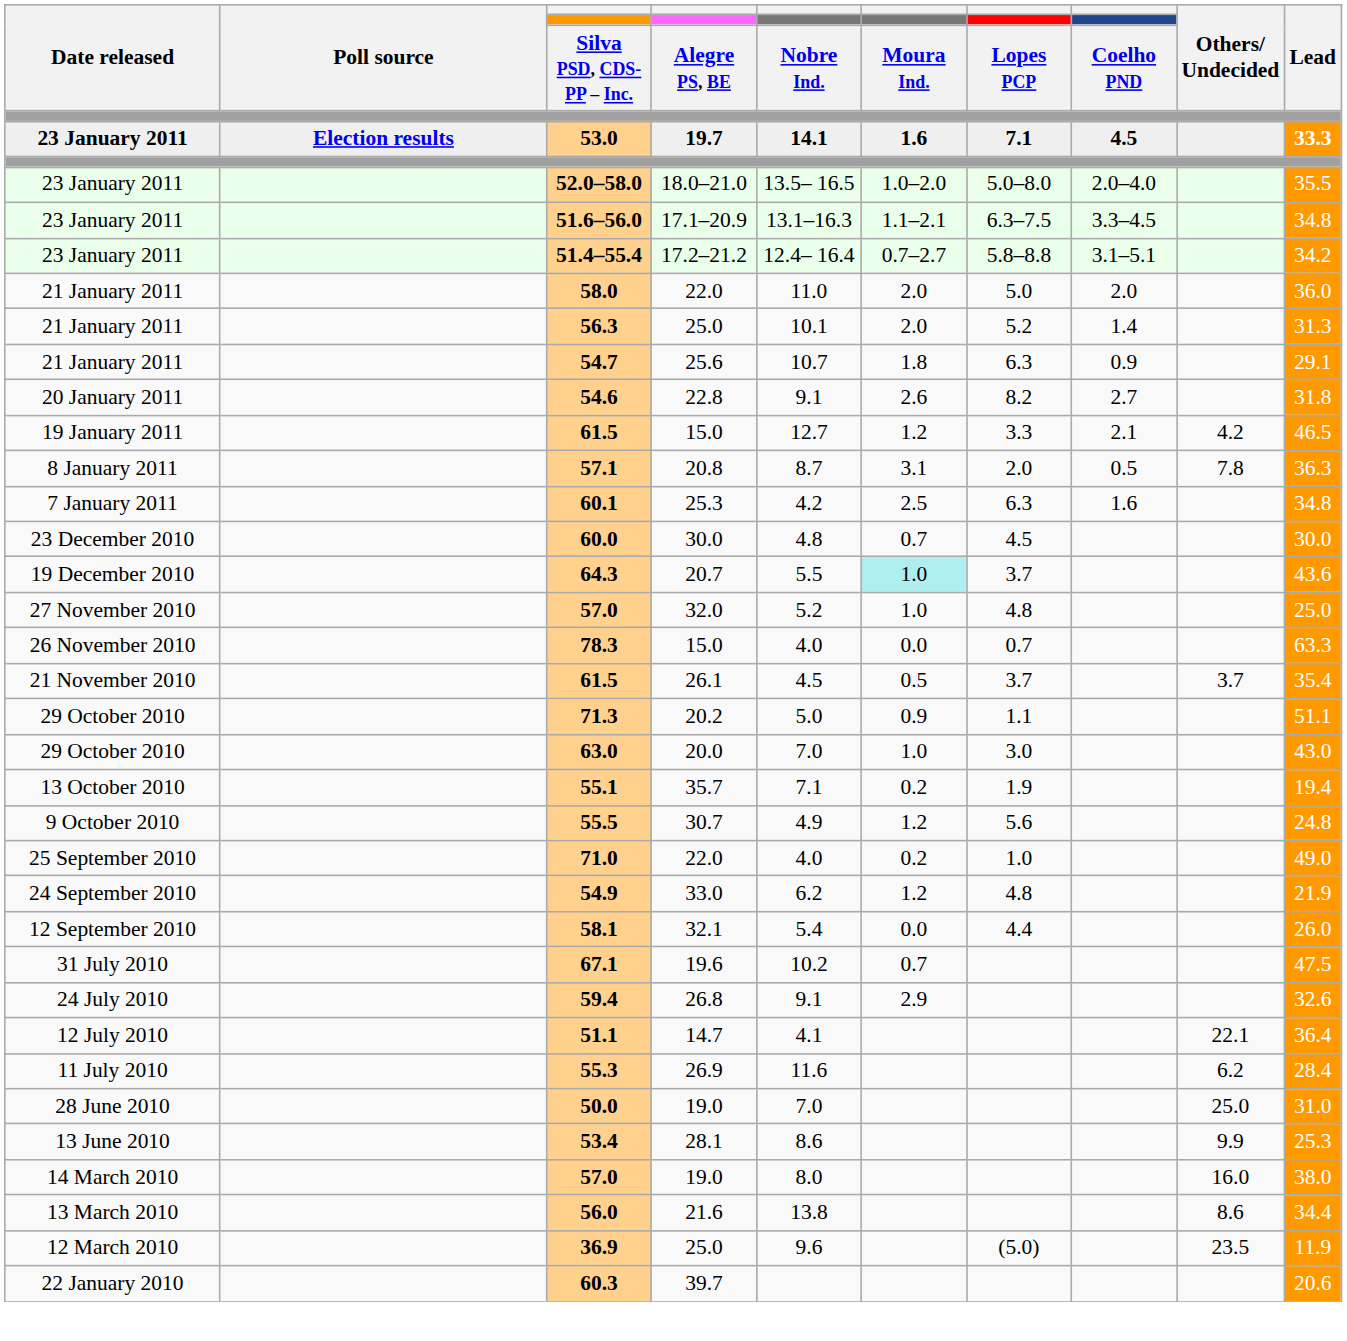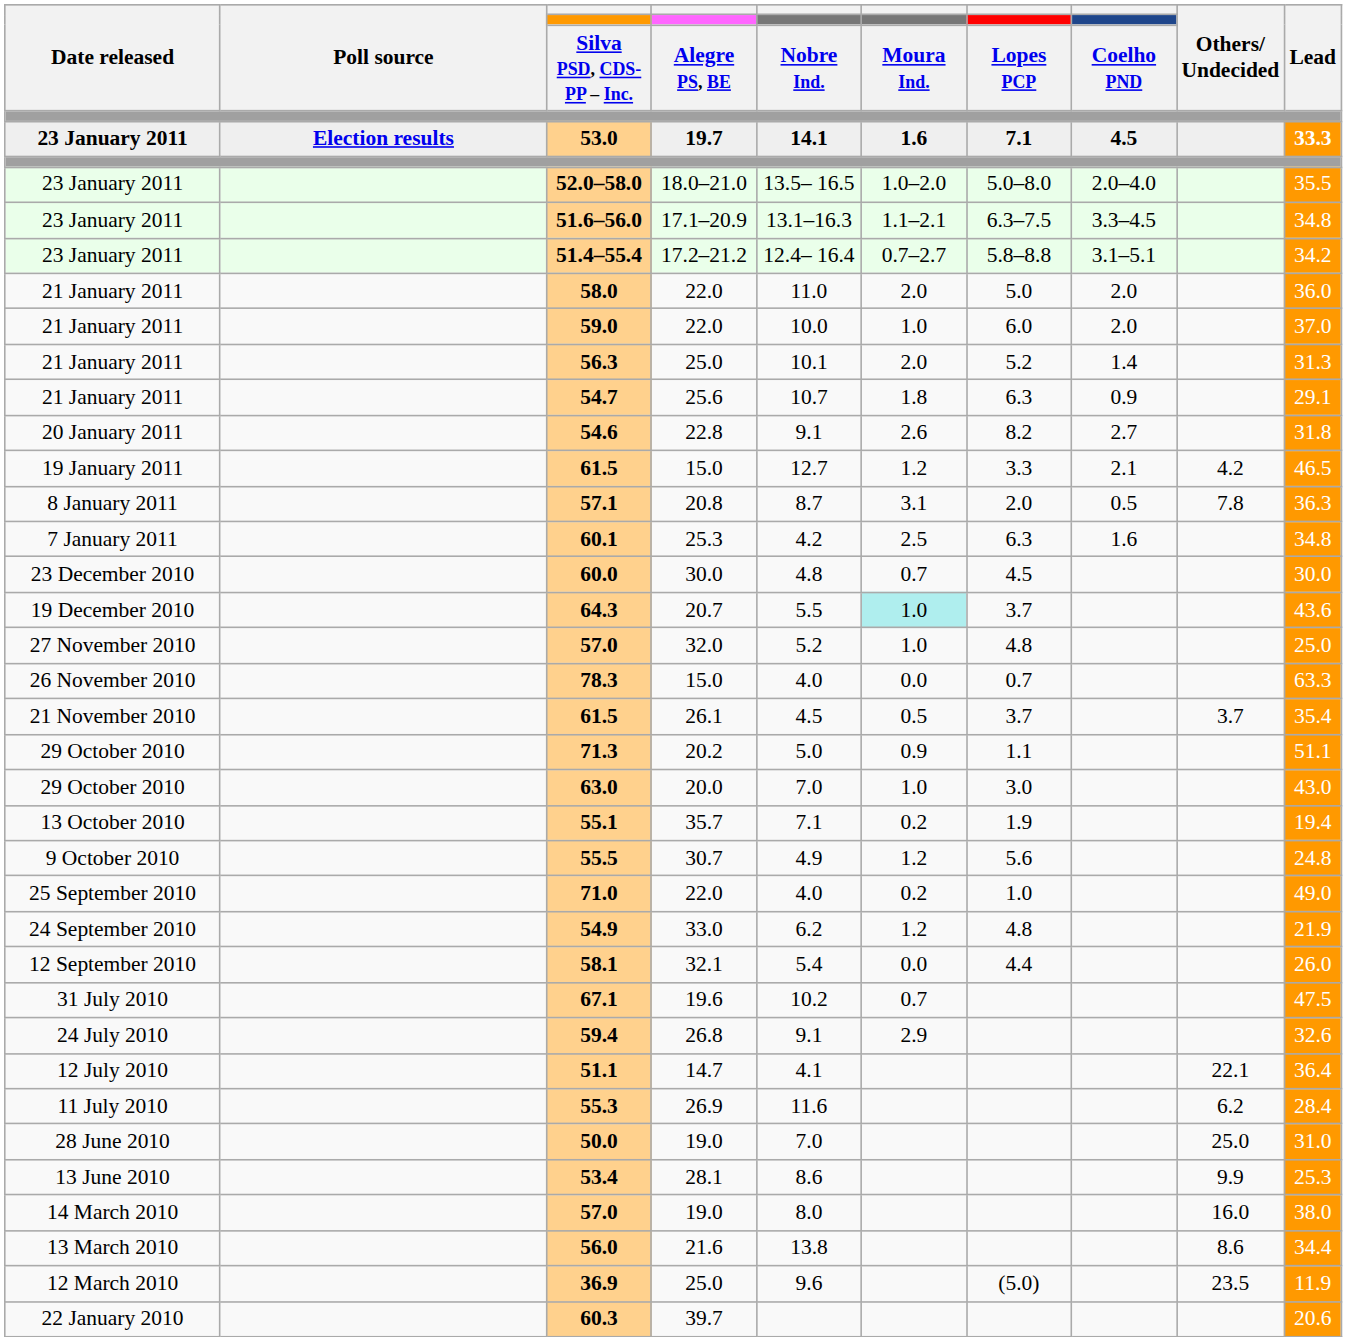+ row: (113, 325)
